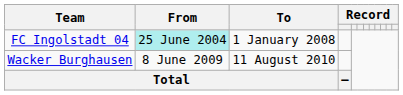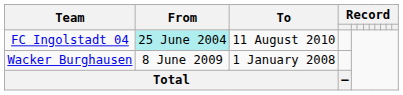(284, 40) 1 January 2008 -> (284, 40) 11 August 2010
(284, 60) 11 August 2010 -> (284, 60) 1 January 2008
